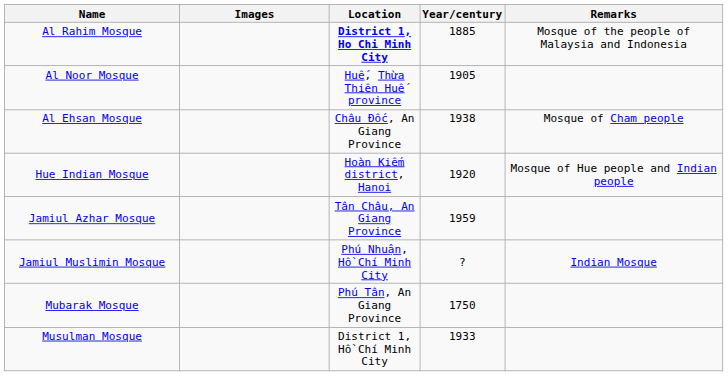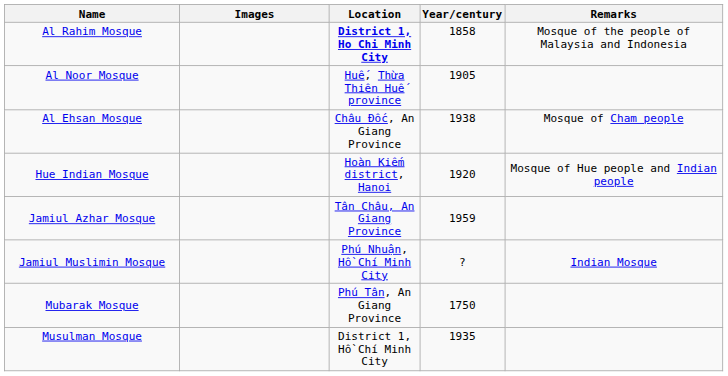(462, 31) 1885 -> (462, 31) 1858
(462, 336) 1933 -> (462, 336) 1935
